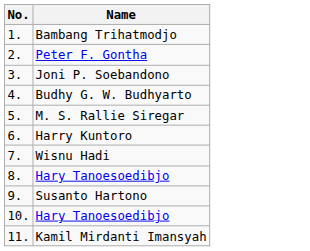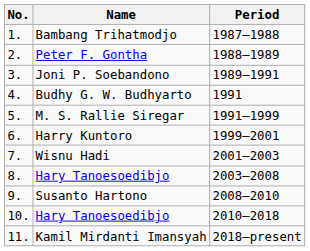+ column: (257, 15)
